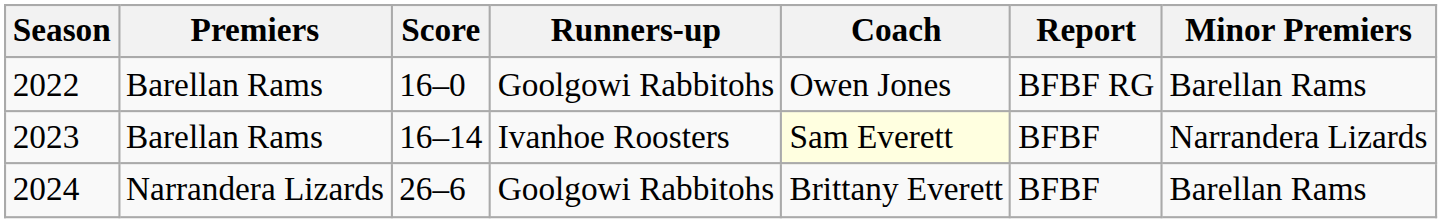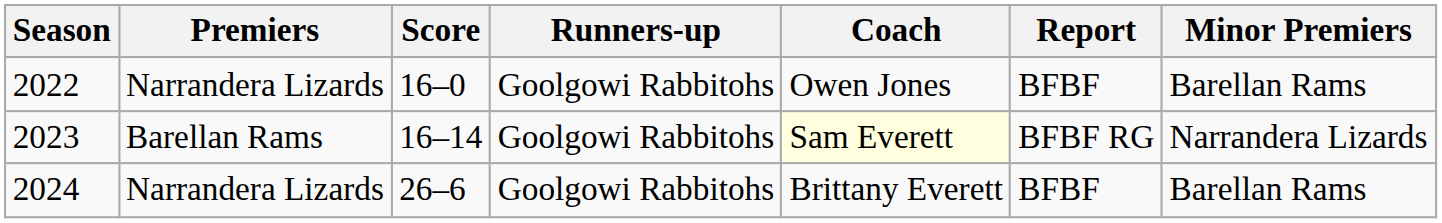(224, 83) Barellan Rams -> (255, 83) Narrandera Lizards
(1086, 83) BFBF RG -> (1059, 83) BFBF
(614, 136) Ivanhoe Roosters -> (636, 136) Goolgowi Rabbitohs
(1059, 136) BFBF -> (1086, 136) BFBF RG
